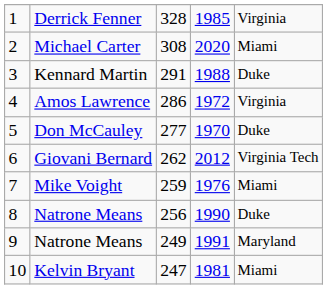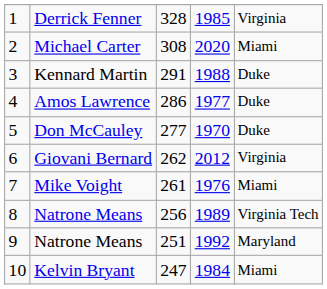(212, 102) 1972 -> (212, 102) 1977
(262, 102) Virginia -> (254, 102) Duke
(278, 158) Virginia Tech -> (262, 158) Virginia
(173, 185) 259 -> (173, 185) 261
(212, 213) 1990 -> (212, 213) 1989
(254, 213) Duke -> (278, 213) Virginia Tech
(173, 241) 249 -> (173, 241) 251
(212, 241) 1991 -> (212, 241) 1992
(212, 269) 1981 -> (212, 269) 1984
